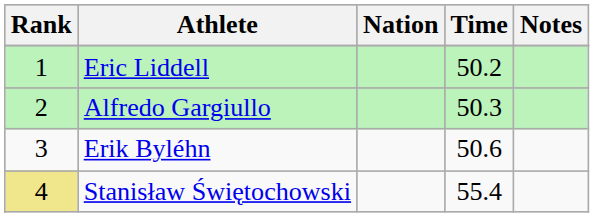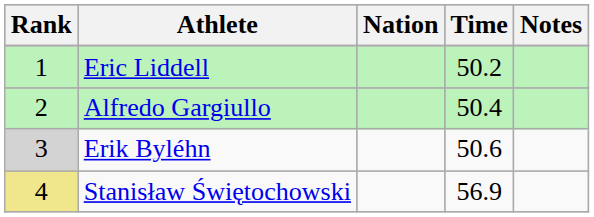(479, 107) 50.3 -> (479, 107) 50.4
(41, 149) no background -> (41, 149) lightgrey background
(479, 190) 55.4 -> (479, 190) 56.9
